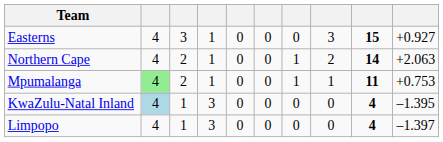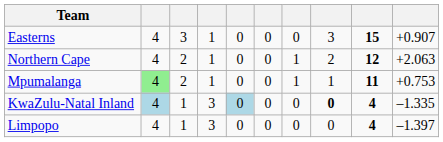(416, 37) +0.927 -> (416, 37) +0.907
(372, 59) 14 -> (372, 59) 12
(240, 103) no background -> (240, 103) lightblue background
(331, 103) normal -> (331, 103) bold
(416, 103) –1.395 -> (416, 103) –1.335
